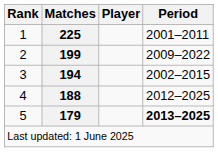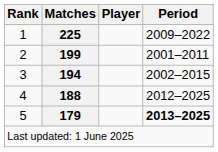(178, 34) 2001–2011 -> (178, 34) 2009–2022
(178, 55) 2009–2022 -> (178, 55) 2001–2011
